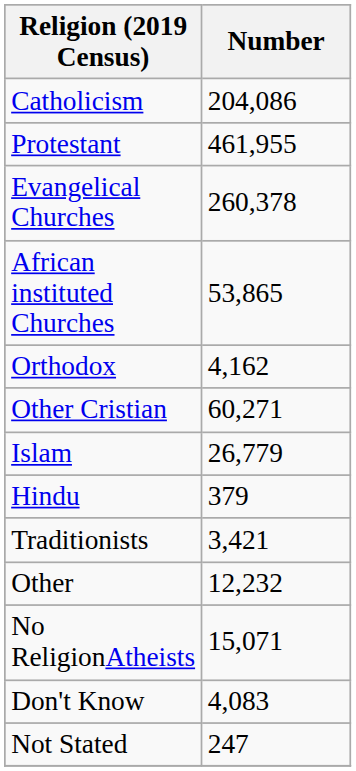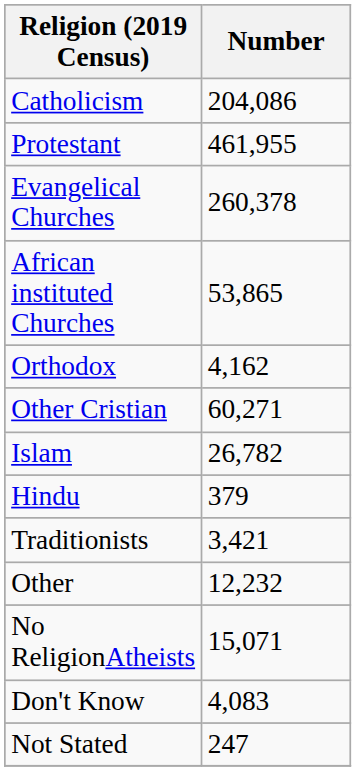(245, 453) 26,779 -> (245, 453) 26,782
